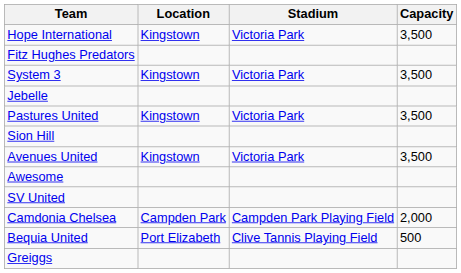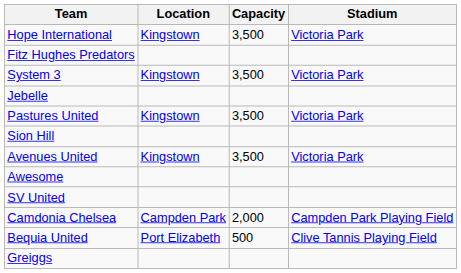columns swapped: (313, 14) <-> (427, 14)
